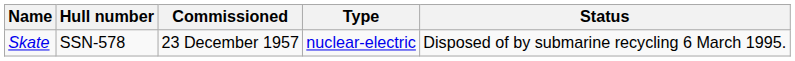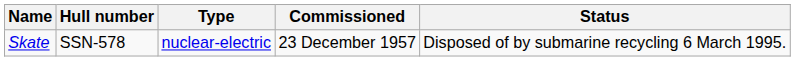columns swapped: (361, 17) <-> (230, 17)
